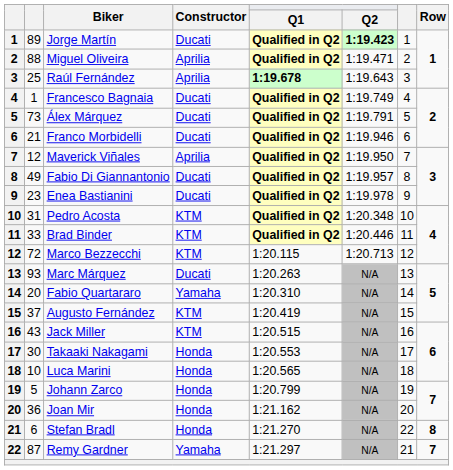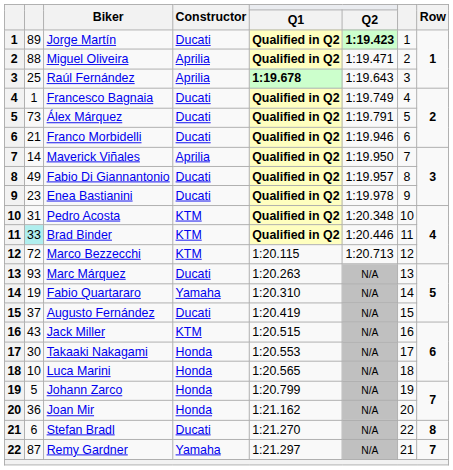(34, 156) 12 -> (34, 156) 14
(34, 234) no background -> (34, 234) paleturquoise background
(34, 293) 20 -> (34, 293) 19
(189, 312) KTM -> (193, 312) Ducati
(194, 429) Honda -> (193, 429) Ducati
